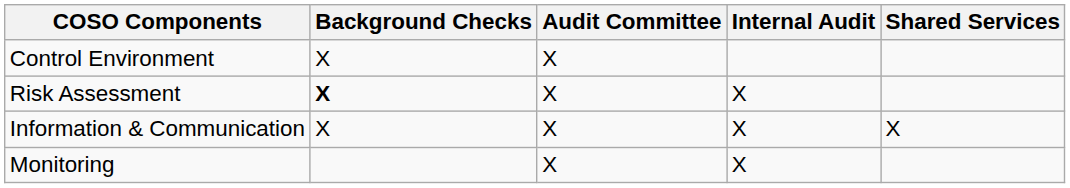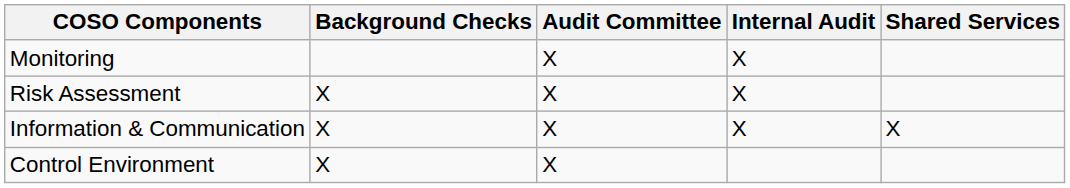rows swapped: (112, 57) <-> (62, 164)
(323, 93) bold -> (323, 93) normal
